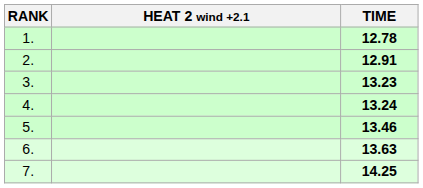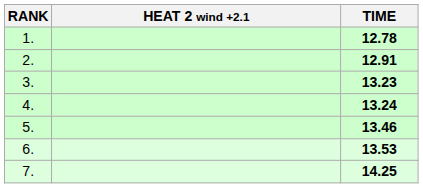(379, 150) 13.63 -> (379, 150) 13.53
